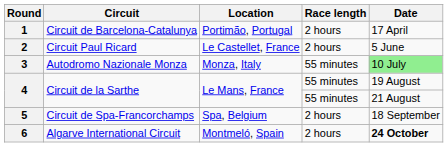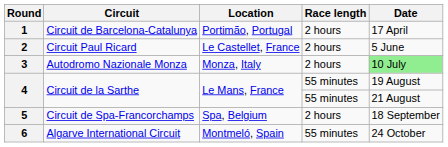(331, 64) 55 minutes -> (323, 64) 2 hours
(323, 133) 2 hours -> (331, 133) 55 minutes
(400, 133) bold -> (398, 133) normal
